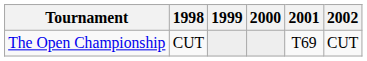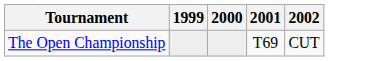- column: (188, 17)
